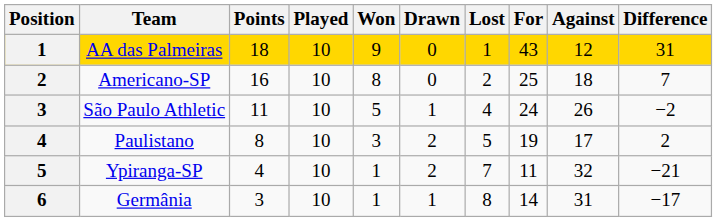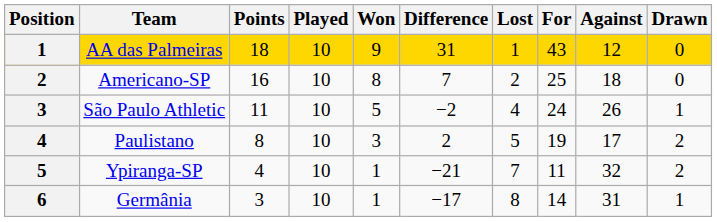columns swapped: (432, 19) <-> (665, 19)
